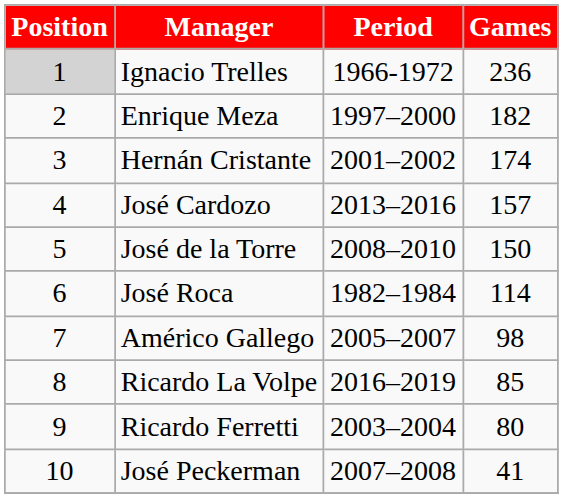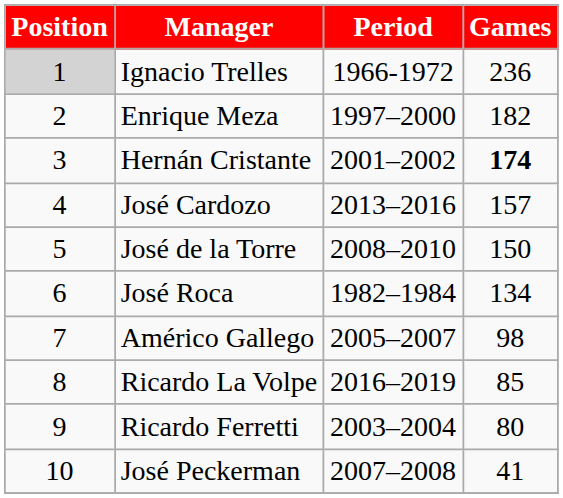(510, 159) normal -> (510, 159) bold
(510, 293) 114 -> (510, 293) 134
